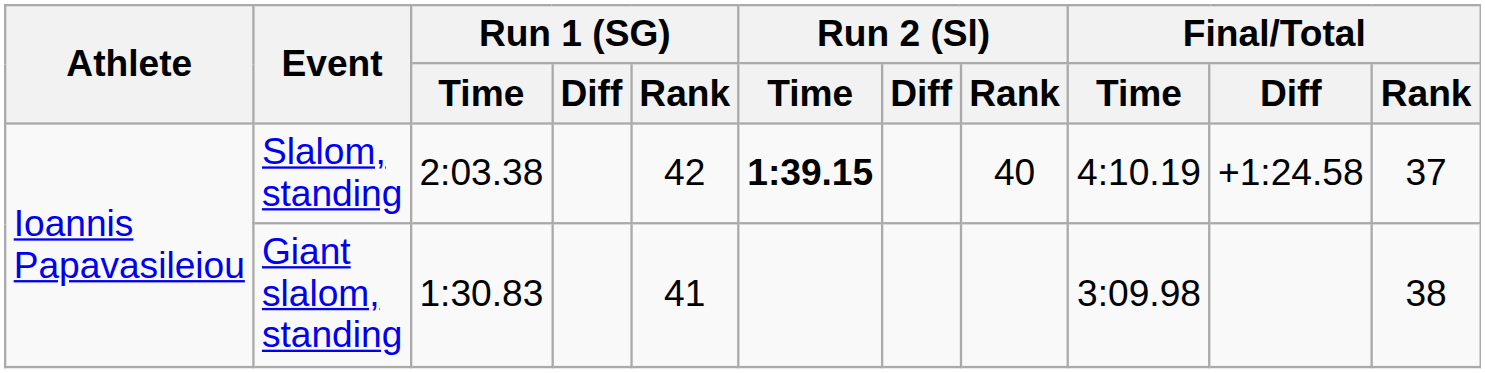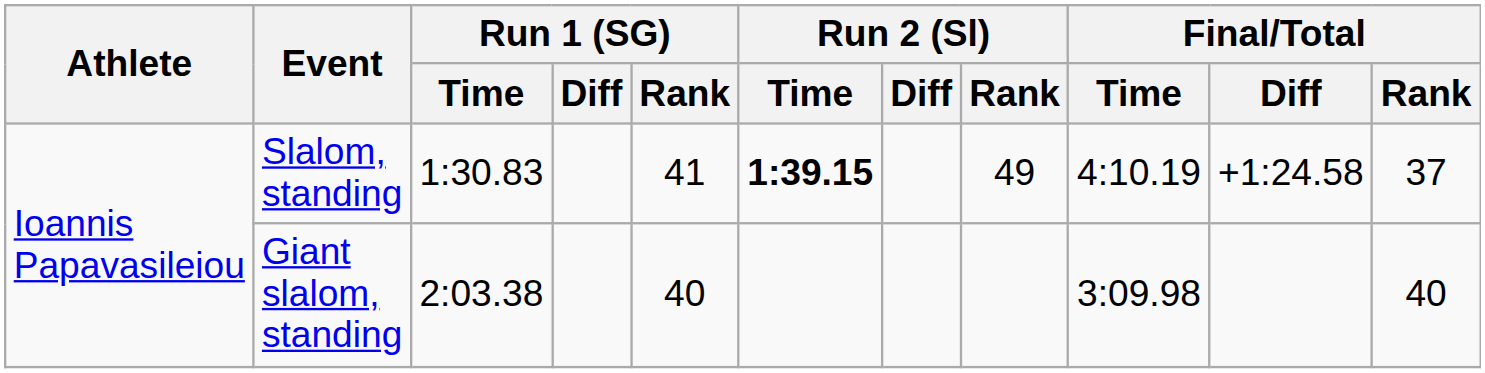(481, 172) 2:03.38 -> (481, 172) 1:30.83
(685, 172) 42 -> (685, 172) 41
(1015, 172) 40 -> (1015, 172) 49
(481, 294) 1:30.83 -> (481, 294) 2:03.38
(685, 294) 41 -> (685, 294) 40
(1426, 294) 38 -> (1426, 294) 40
